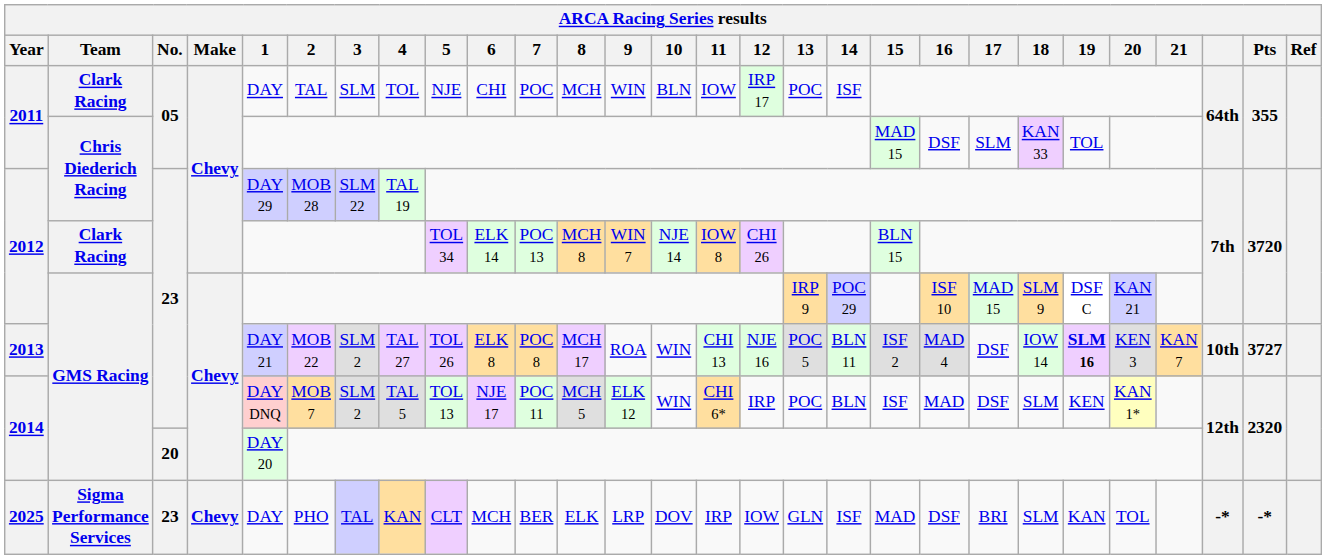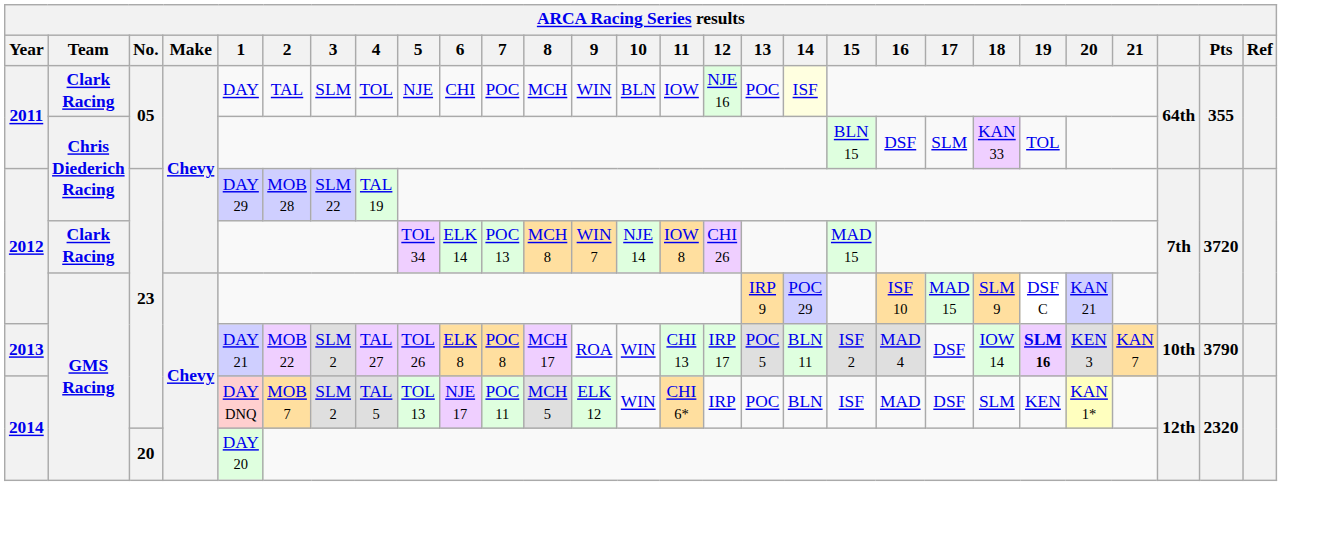(762, 89) IRP 17 -> (722, 89) NJE 16
(849, 90) no background -> (805, 90) lightyellow background
(895, 141) MAD 15 -> (851, 141) BLN 15
(895, 245) BLN 15 -> (851, 245) MAD 15
(762, 349) NJE 16 -> (722, 349) IRP 17
(1265, 350) 3727 -> (1221, 350) 3790
- row: (26, 516)
